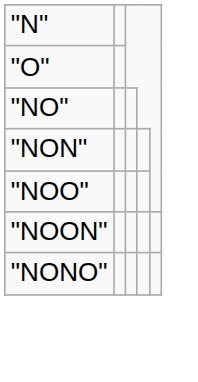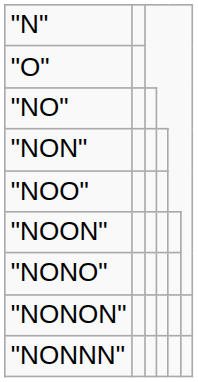+ row: (69, 314)
+ row: (68, 356)
